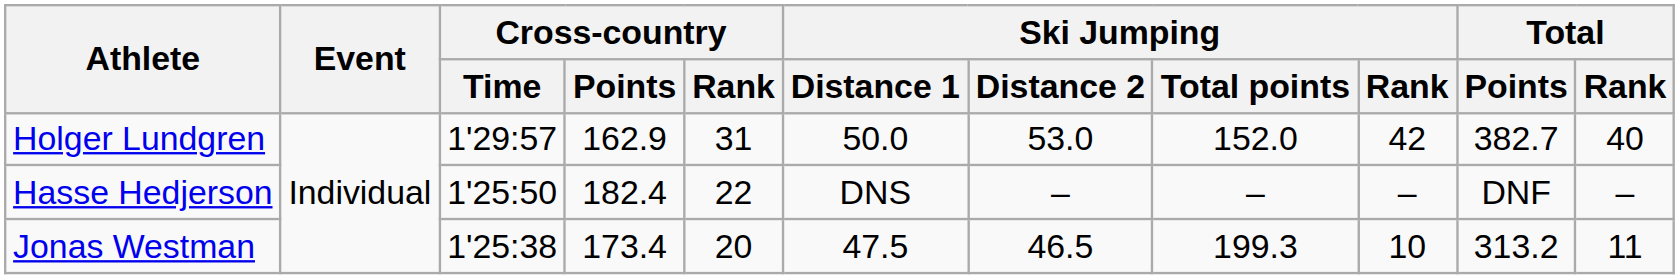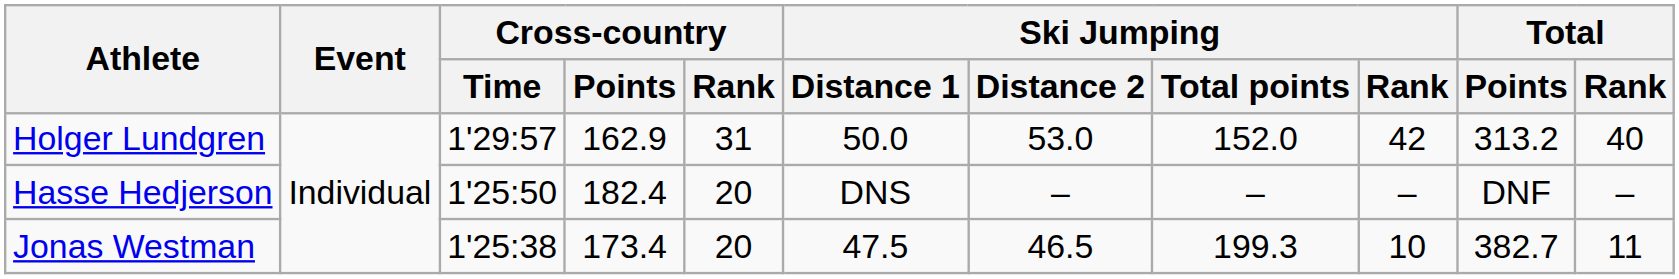(1516, 139) 382.7 -> (1516, 139) 313.2
(734, 193) 22 -> (734, 193) 20
(1516, 246) 313.2 -> (1516, 246) 382.7
